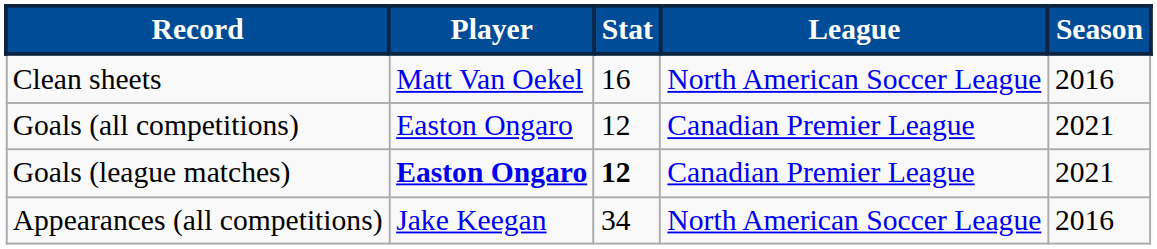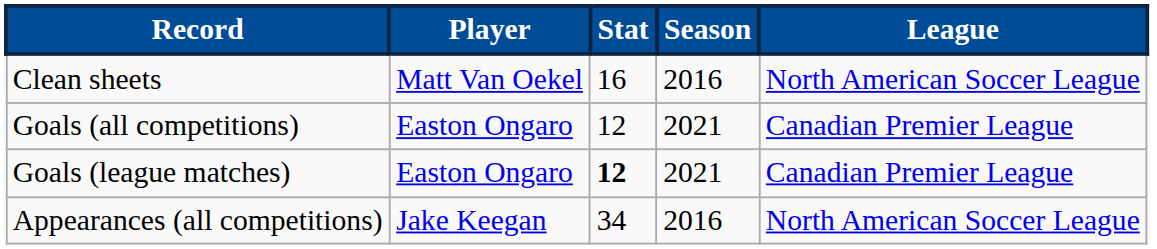columns swapped: (1099, 29) <-> (854, 29)
(492, 172) bold -> (485, 172) normal
